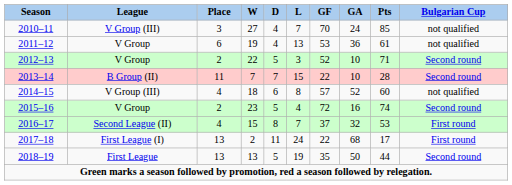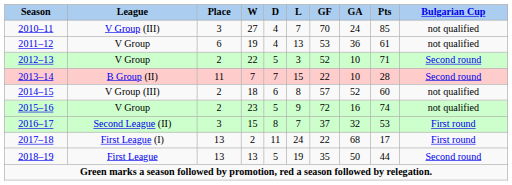(219, 92) 4 -> (219, 92) 2
(298, 108) 4 -> (298, 108) 9
(453, 108) Second round -> (453, 108) not qualified
(219, 124) 4 -> (219, 124) 3
